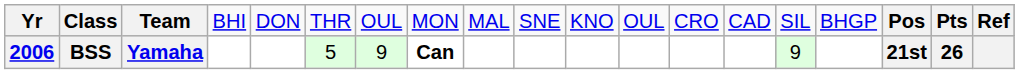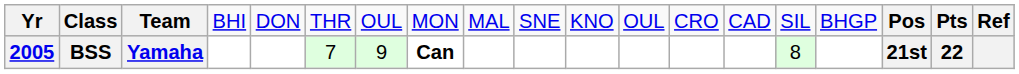(32, 52) 2006 -> (32, 52) 2005
(331, 52) 5 -> (331, 52) 7
(795, 52) 9 -> (795, 52) 8
(952, 52) 26 -> (952, 52) 22
